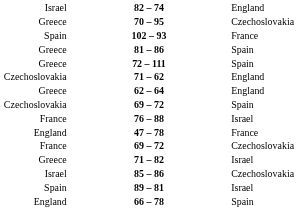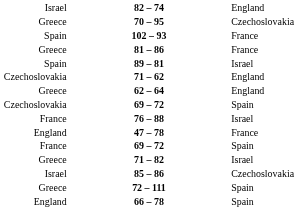(243, 49) Spain -> (245, 49) France
rows swapped: (55, 187) <-> (53, 63)
(263, 146) Czechoslovakia -> (243, 146) Spain
